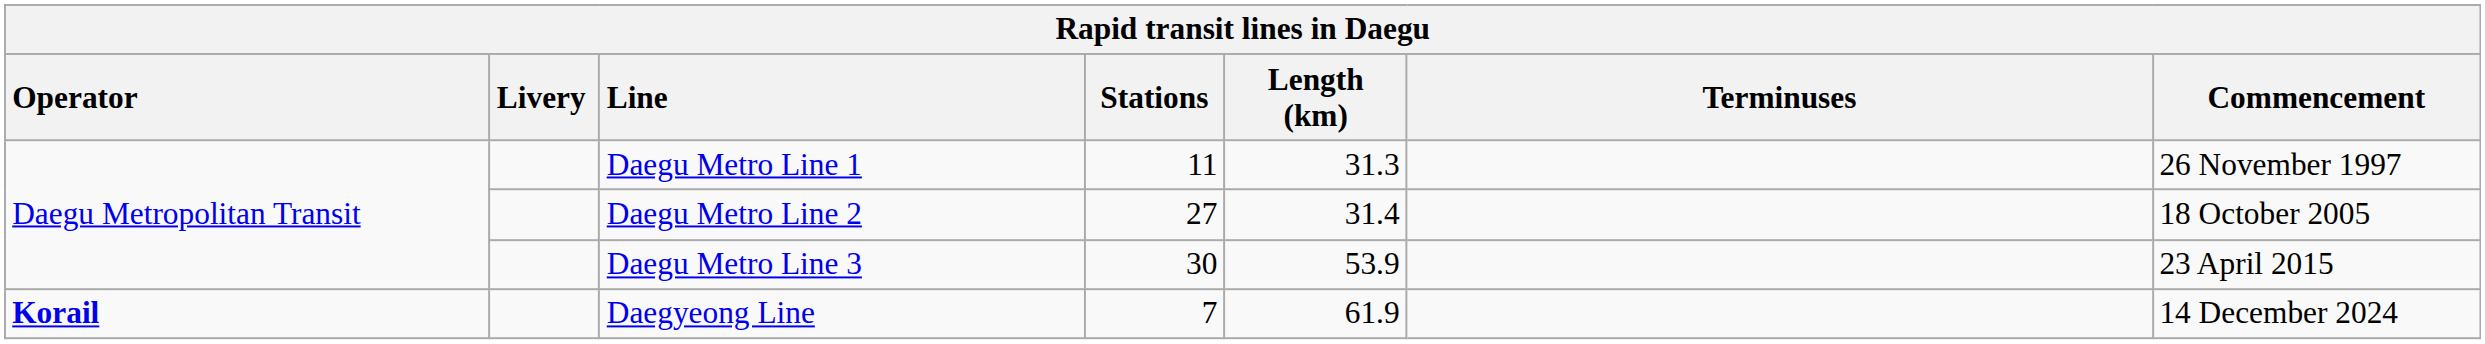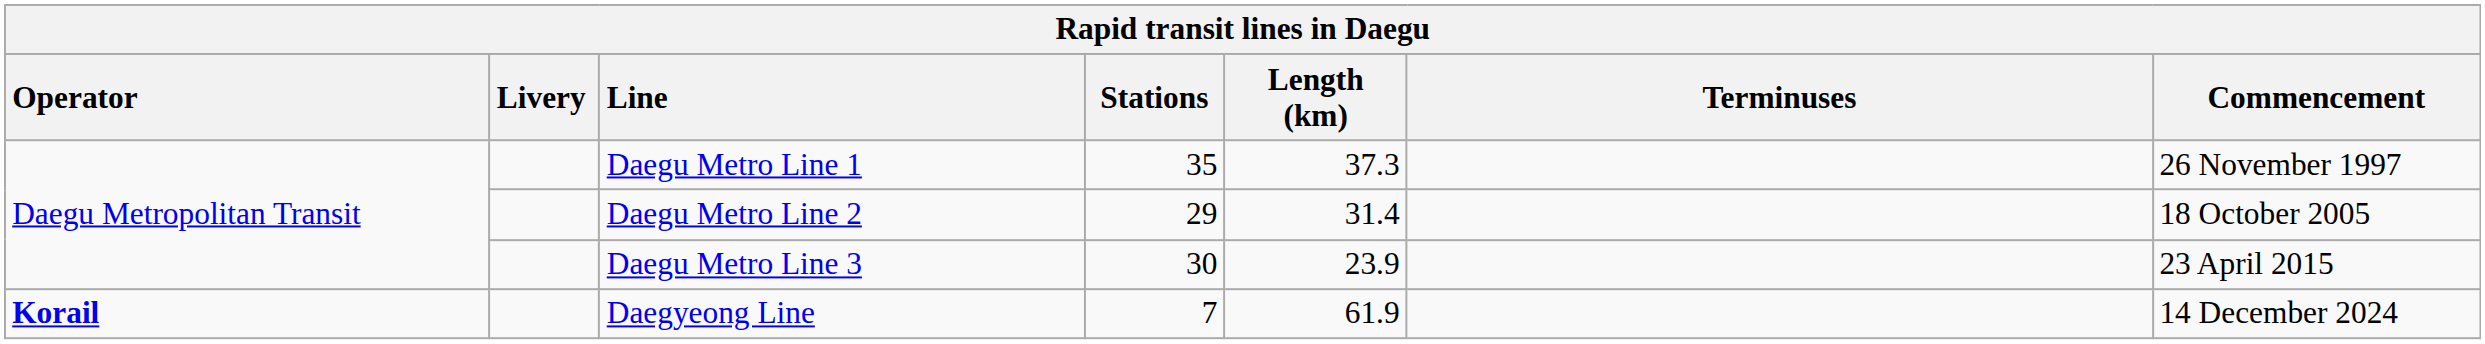(1202, 164) 11 -> (1202, 164) 35
(1372, 164) 31.3 -> (1372, 164) 37.3
(1202, 213) 27 -> (1202, 213) 29
(1372, 263) 53.9 -> (1372, 263) 23.9
